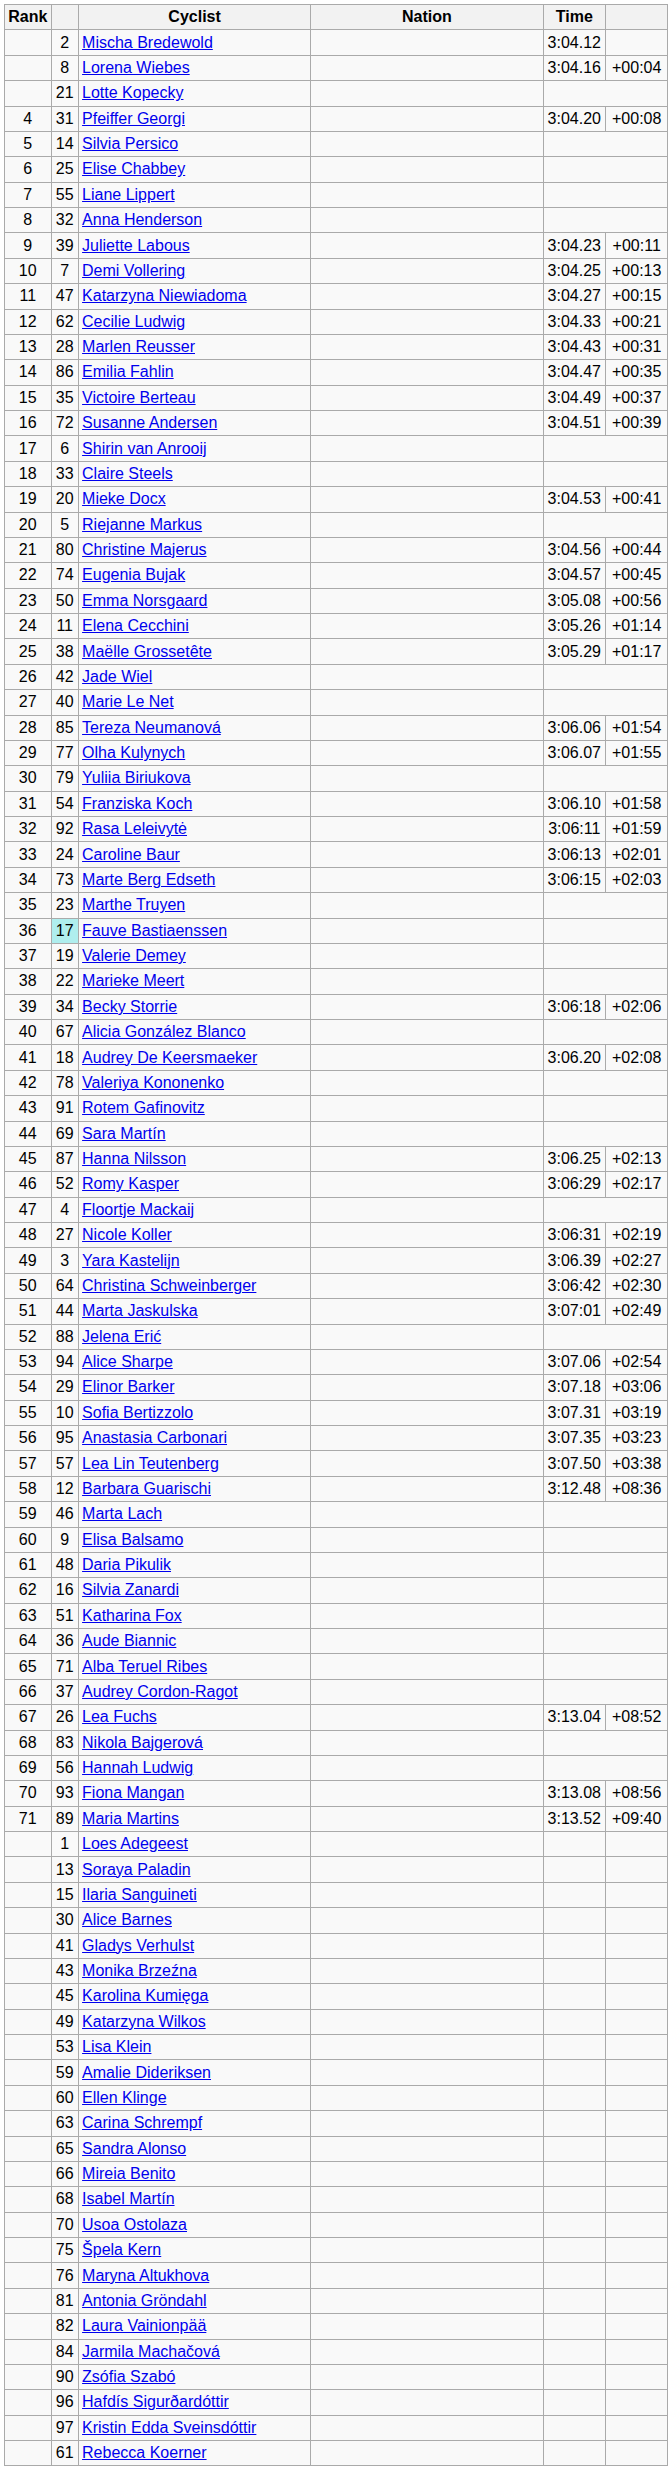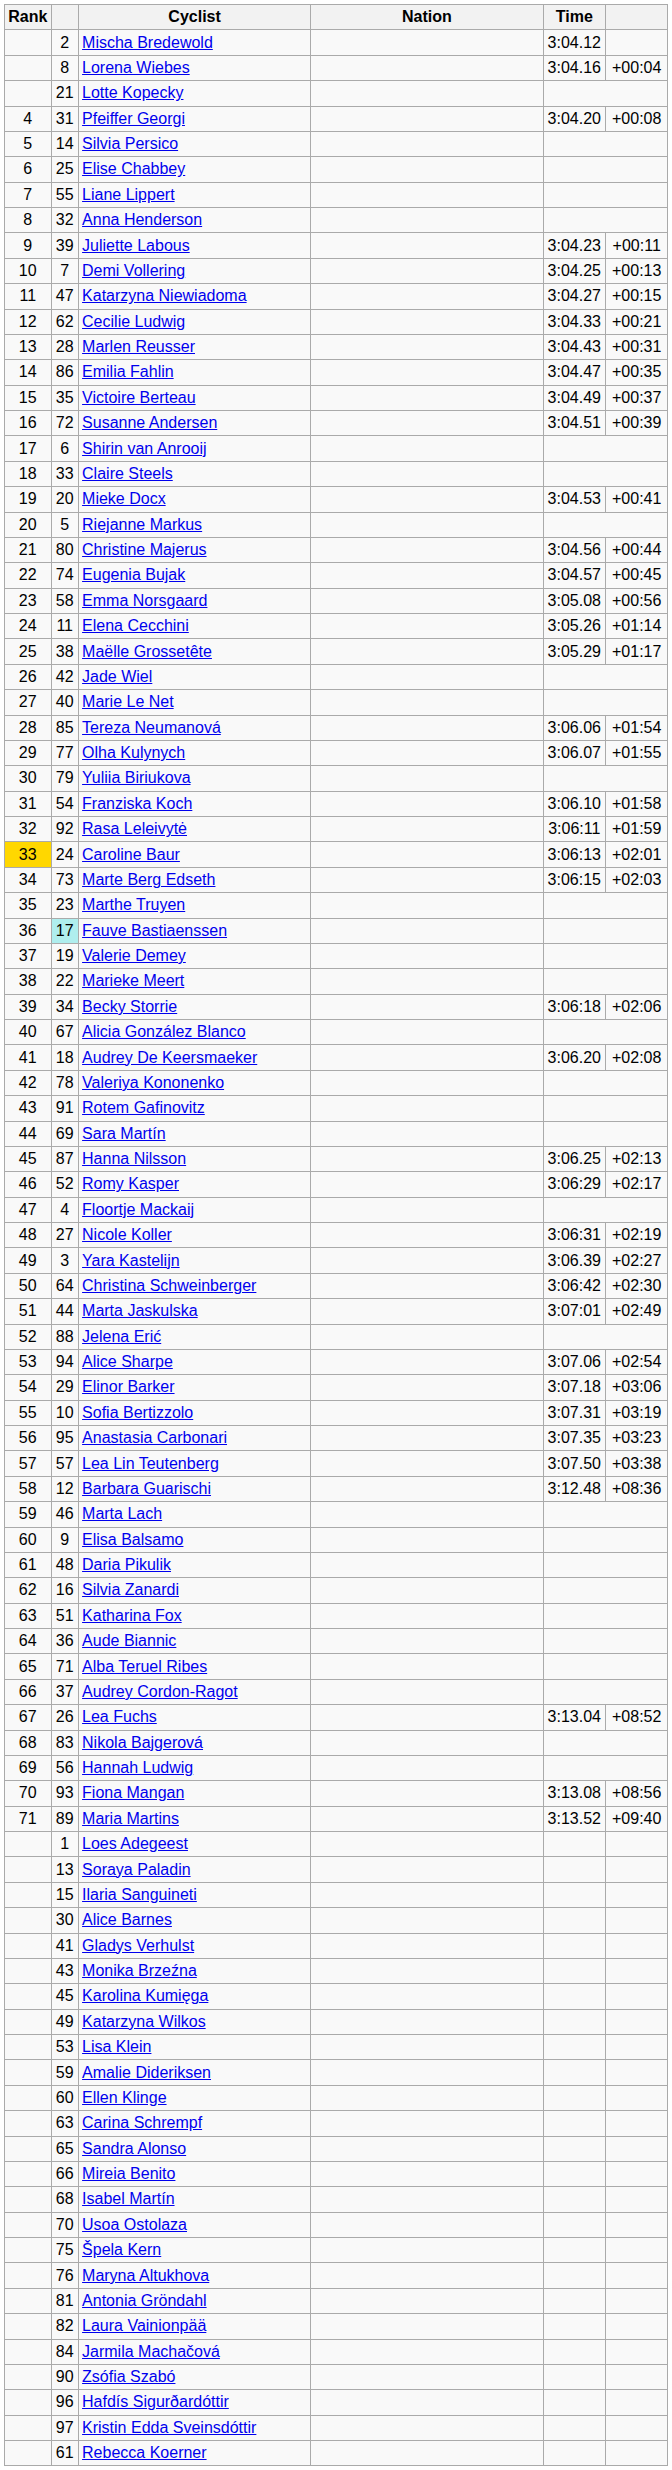(65, 600) 50 -> (65, 600) 58
(28, 854) no background -> (28, 854) gold background
